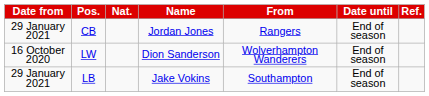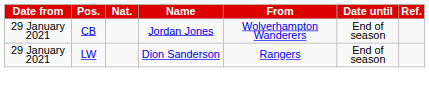(280, 31) Rangers -> (280, 31) Wolverhampton Wanderers
(38, 55) 16 October 2020 -> (38, 55) 29 January 2021
(280, 55) Wolverhampton Wanderers -> (280, 55) Rangers
- row: (89, 79)
